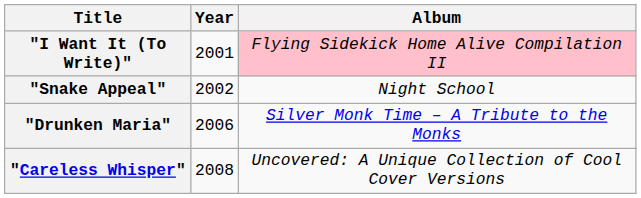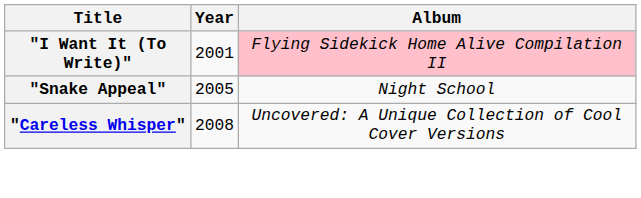(214, 90) 2002 -> (214, 90) 2005
- row: (98, 125)
